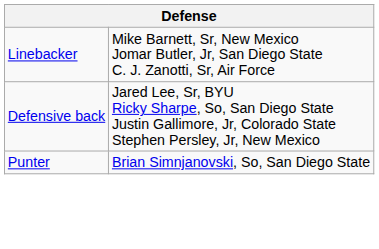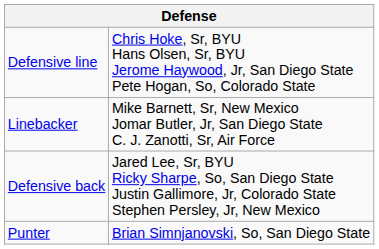+ row: (53, 62)
